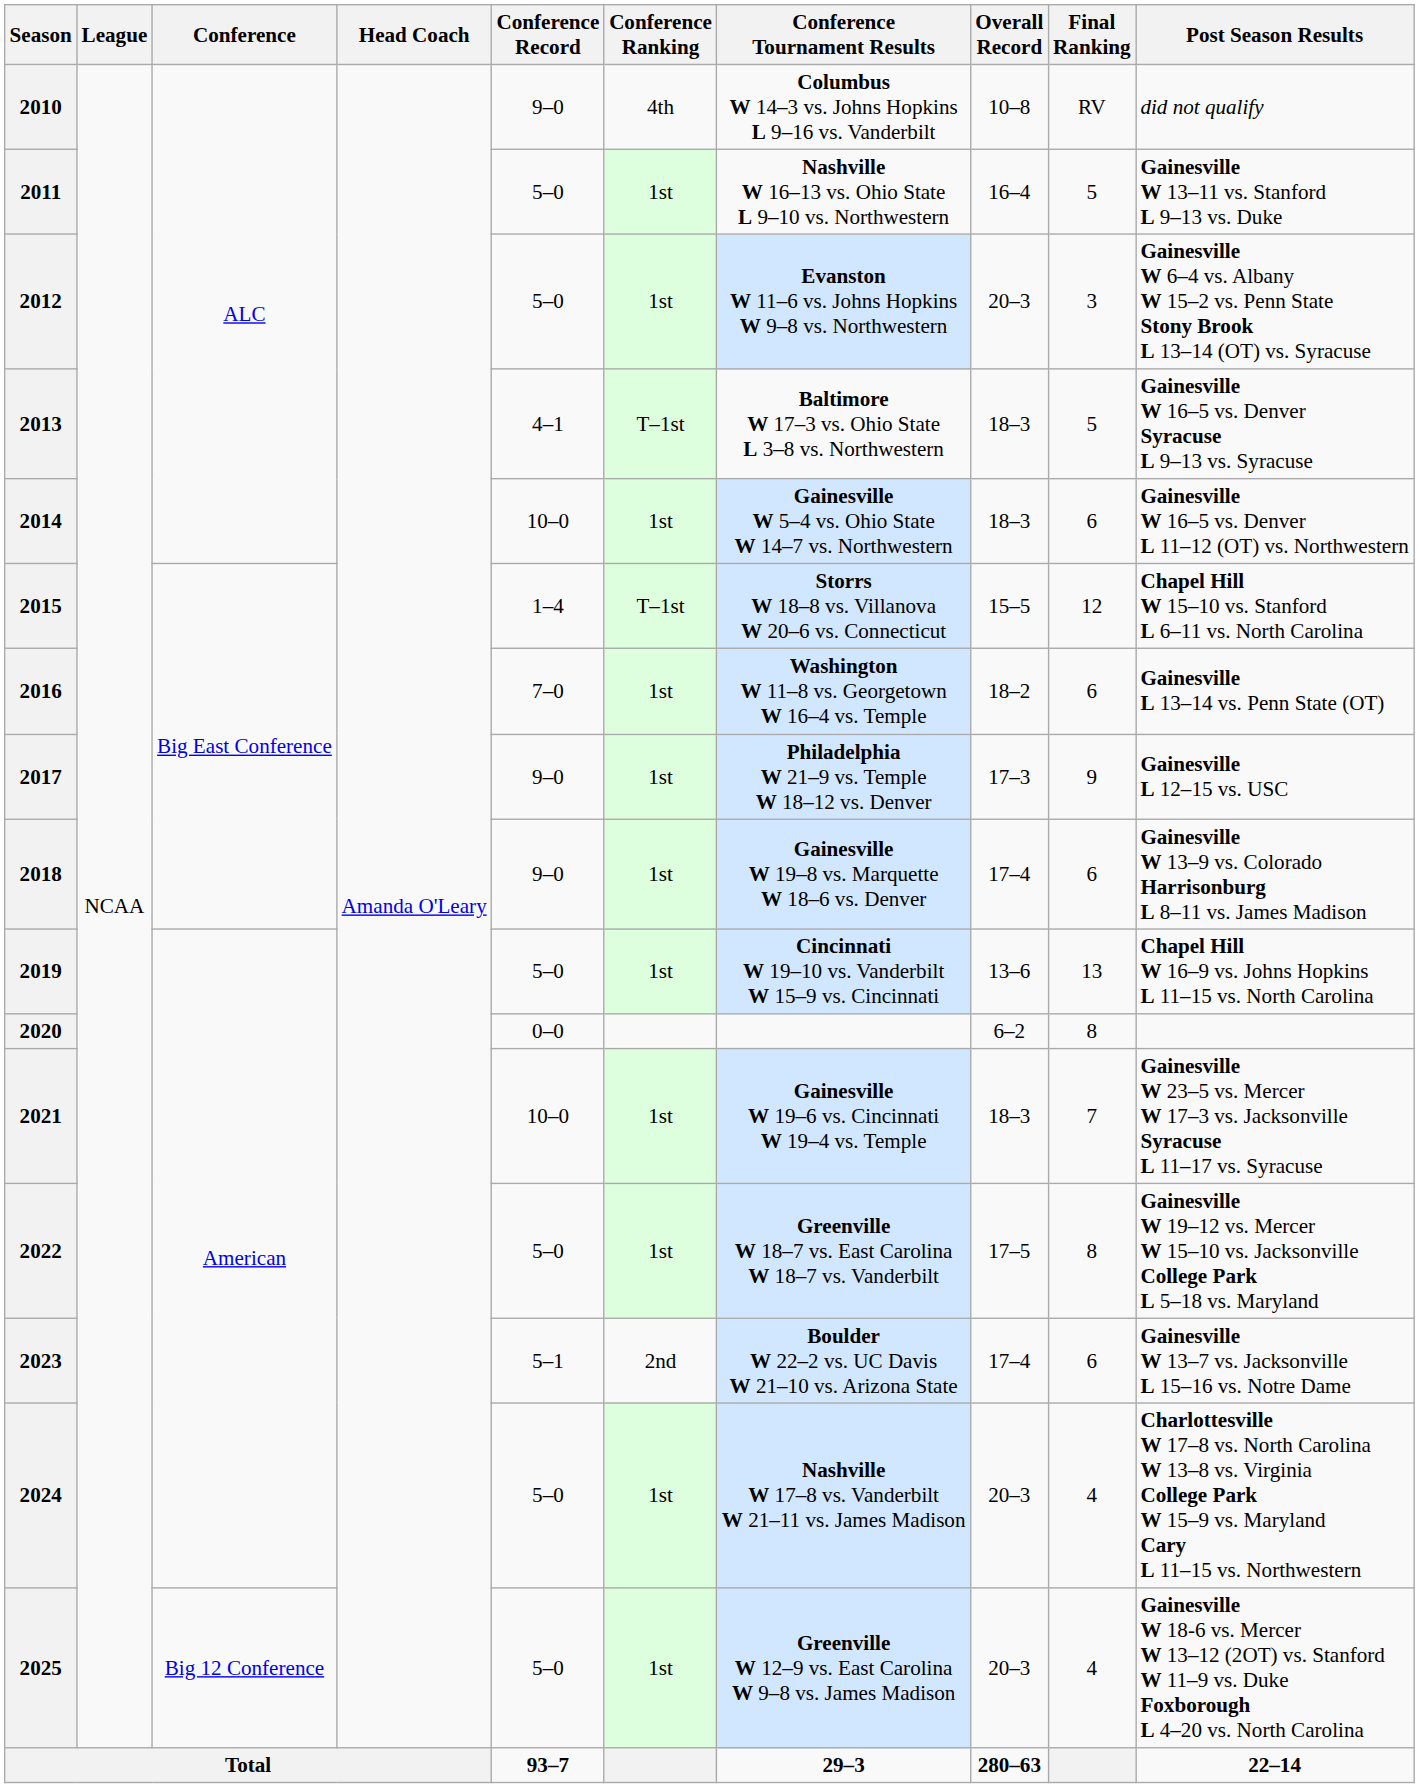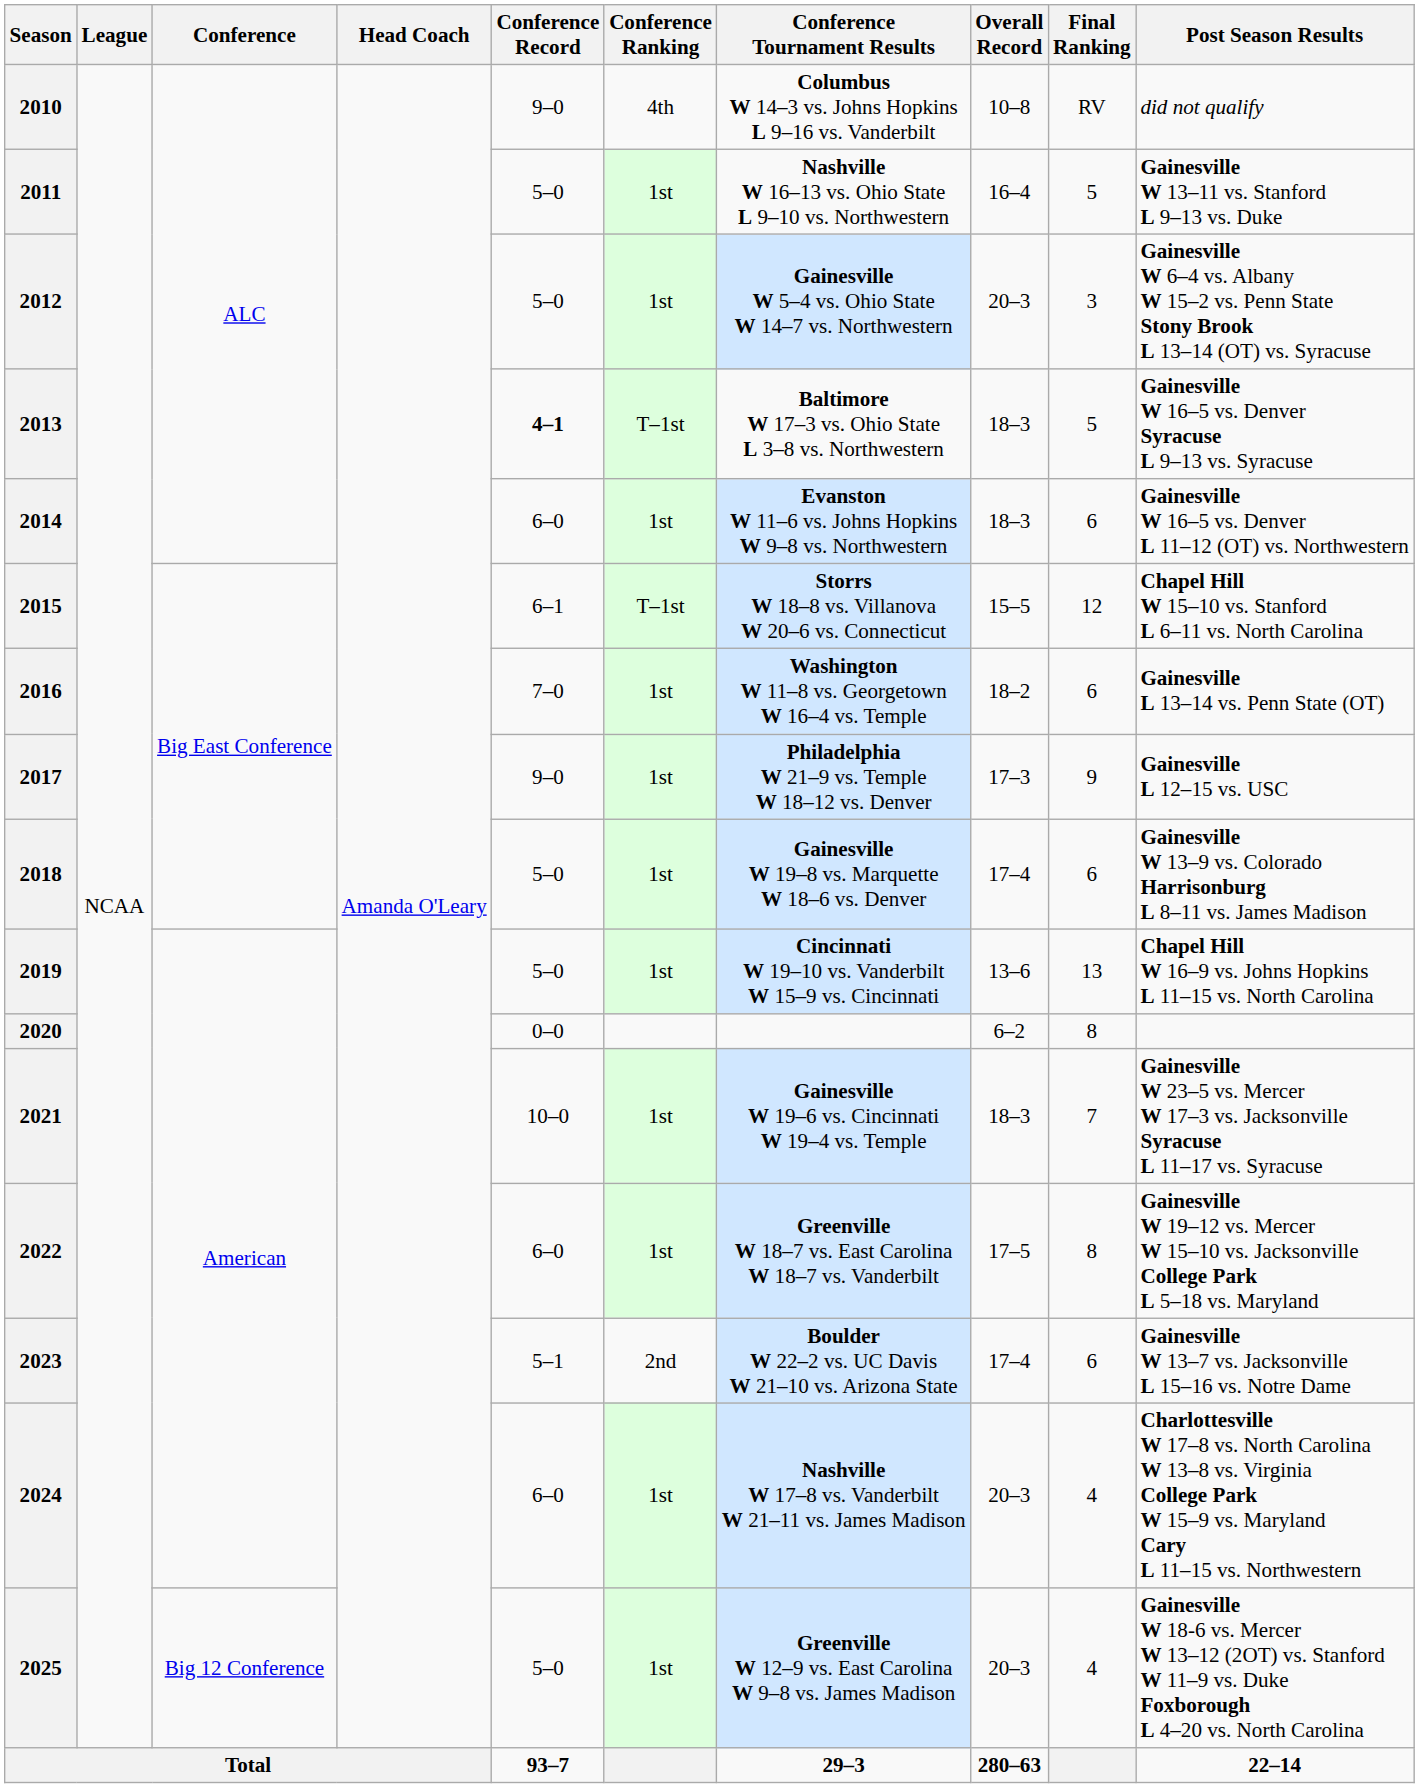(844, 301) Evanston W 11–6 vs. Johns Hopkins W 9–8 vs. Northwestern -> (844, 301) Gainesville W 5–4 vs. Ohio State W 14–7 vs. Northwestern
(548, 424) normal -> (548, 424) bold
(548, 521) 10–0 -> (548, 521) 6–0
(844, 521) Gainesville W 5–4 vs. Ohio State W 14–7 vs. Northwestern -> (844, 521) Evanston W 11–6 vs. Johns Hopkins W 9–8 vs. Northwestern
(548, 606) 1–4 -> (548, 606) 6–1
(548, 873) 9–0 -> (548, 873) 5–0
(548, 1250) 5–0 -> (548, 1250) 6–0
(548, 1495) 5–0 -> (548, 1495) 6–0
